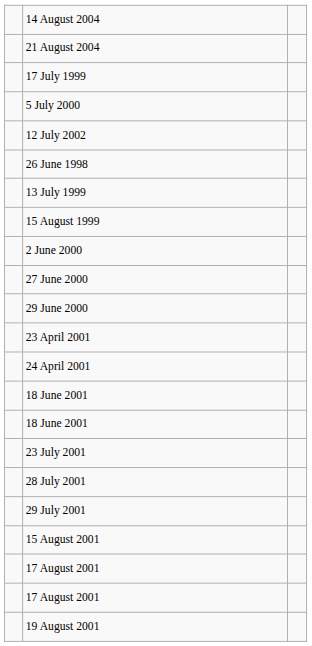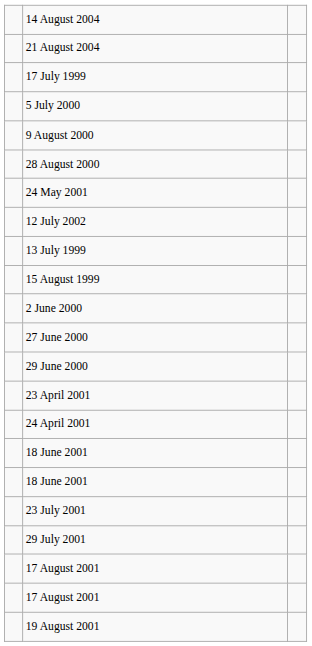+ row: (14, 135)
+ row: (14, 164)
+ row: (14, 193)
- row: (14, 164)
- row: (14, 482)
- row: (14, 540)
